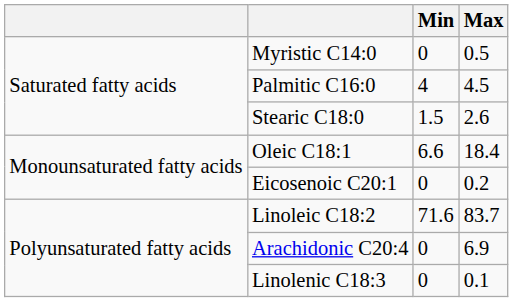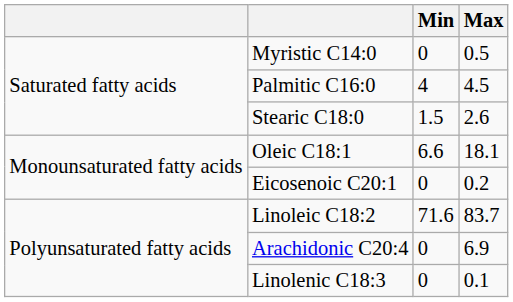(482, 150) 18.4 -> (482, 150) 18.1
